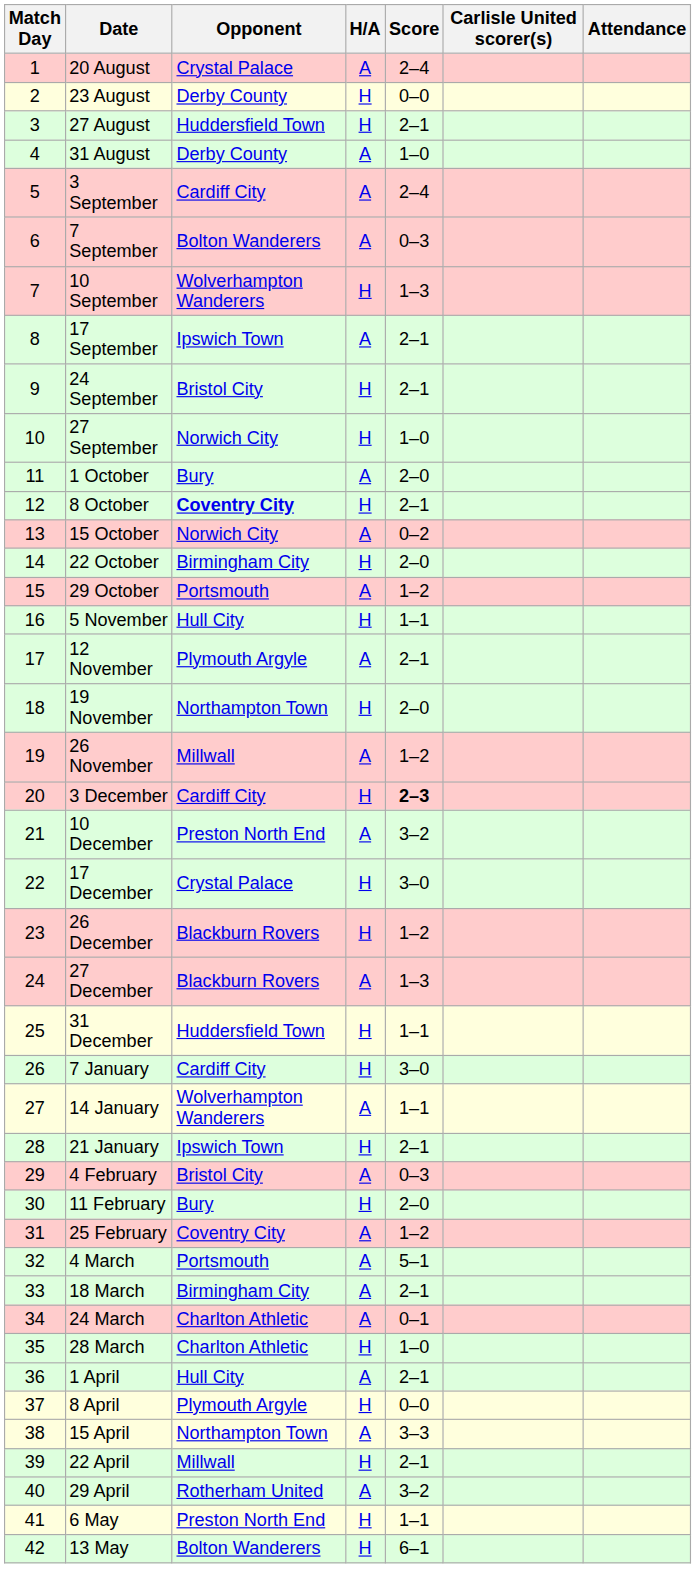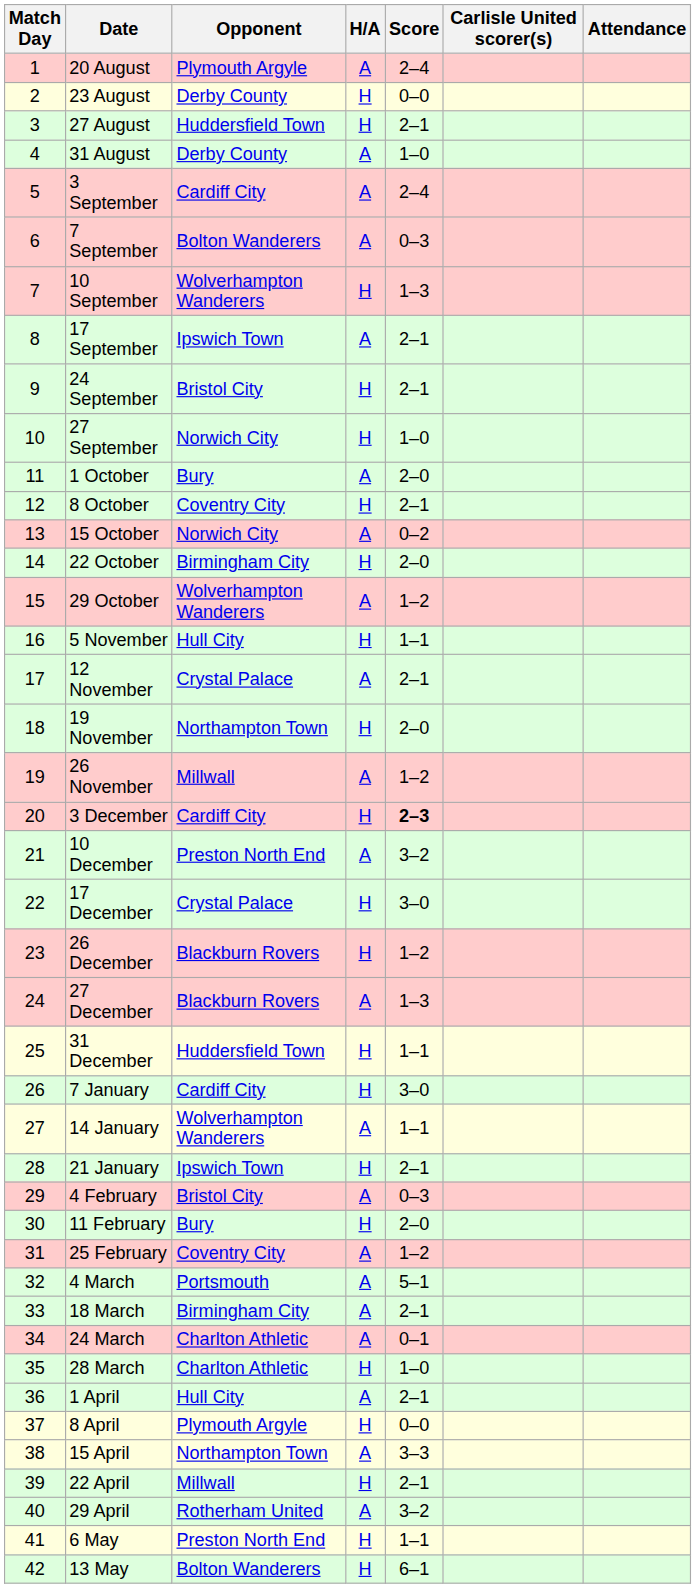(235, 67) Crystal Palace -> (242, 67) Plymouth Argyle
(235, 505) bold -> (231, 505) normal
(223, 591) Portsmouth -> (240, 601) Wolverhampton Wanderers
(242, 658) Plymouth Argyle -> (235, 679) Crystal Palace
